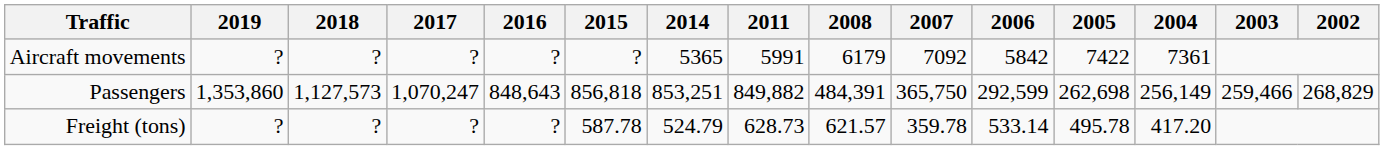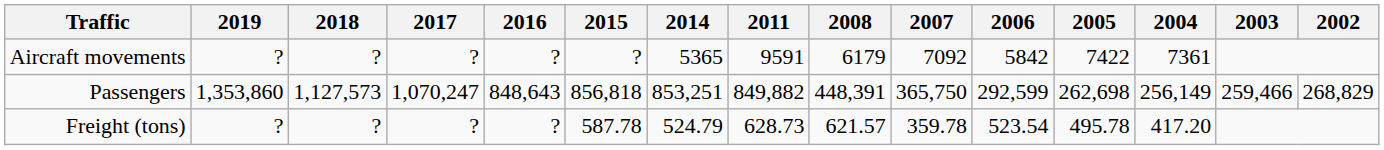(782, 56) 5991 -> (782, 56) 9591
(850, 91) 484,391 -> (850, 91) 448,391
(1018, 126) 533.14 -> (1018, 126) 523.54
